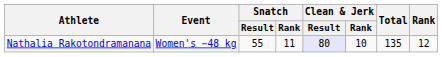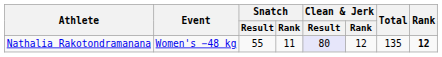(361, 43) 10 -> (361, 43) 12
(424, 43) normal -> (424, 43) bold
